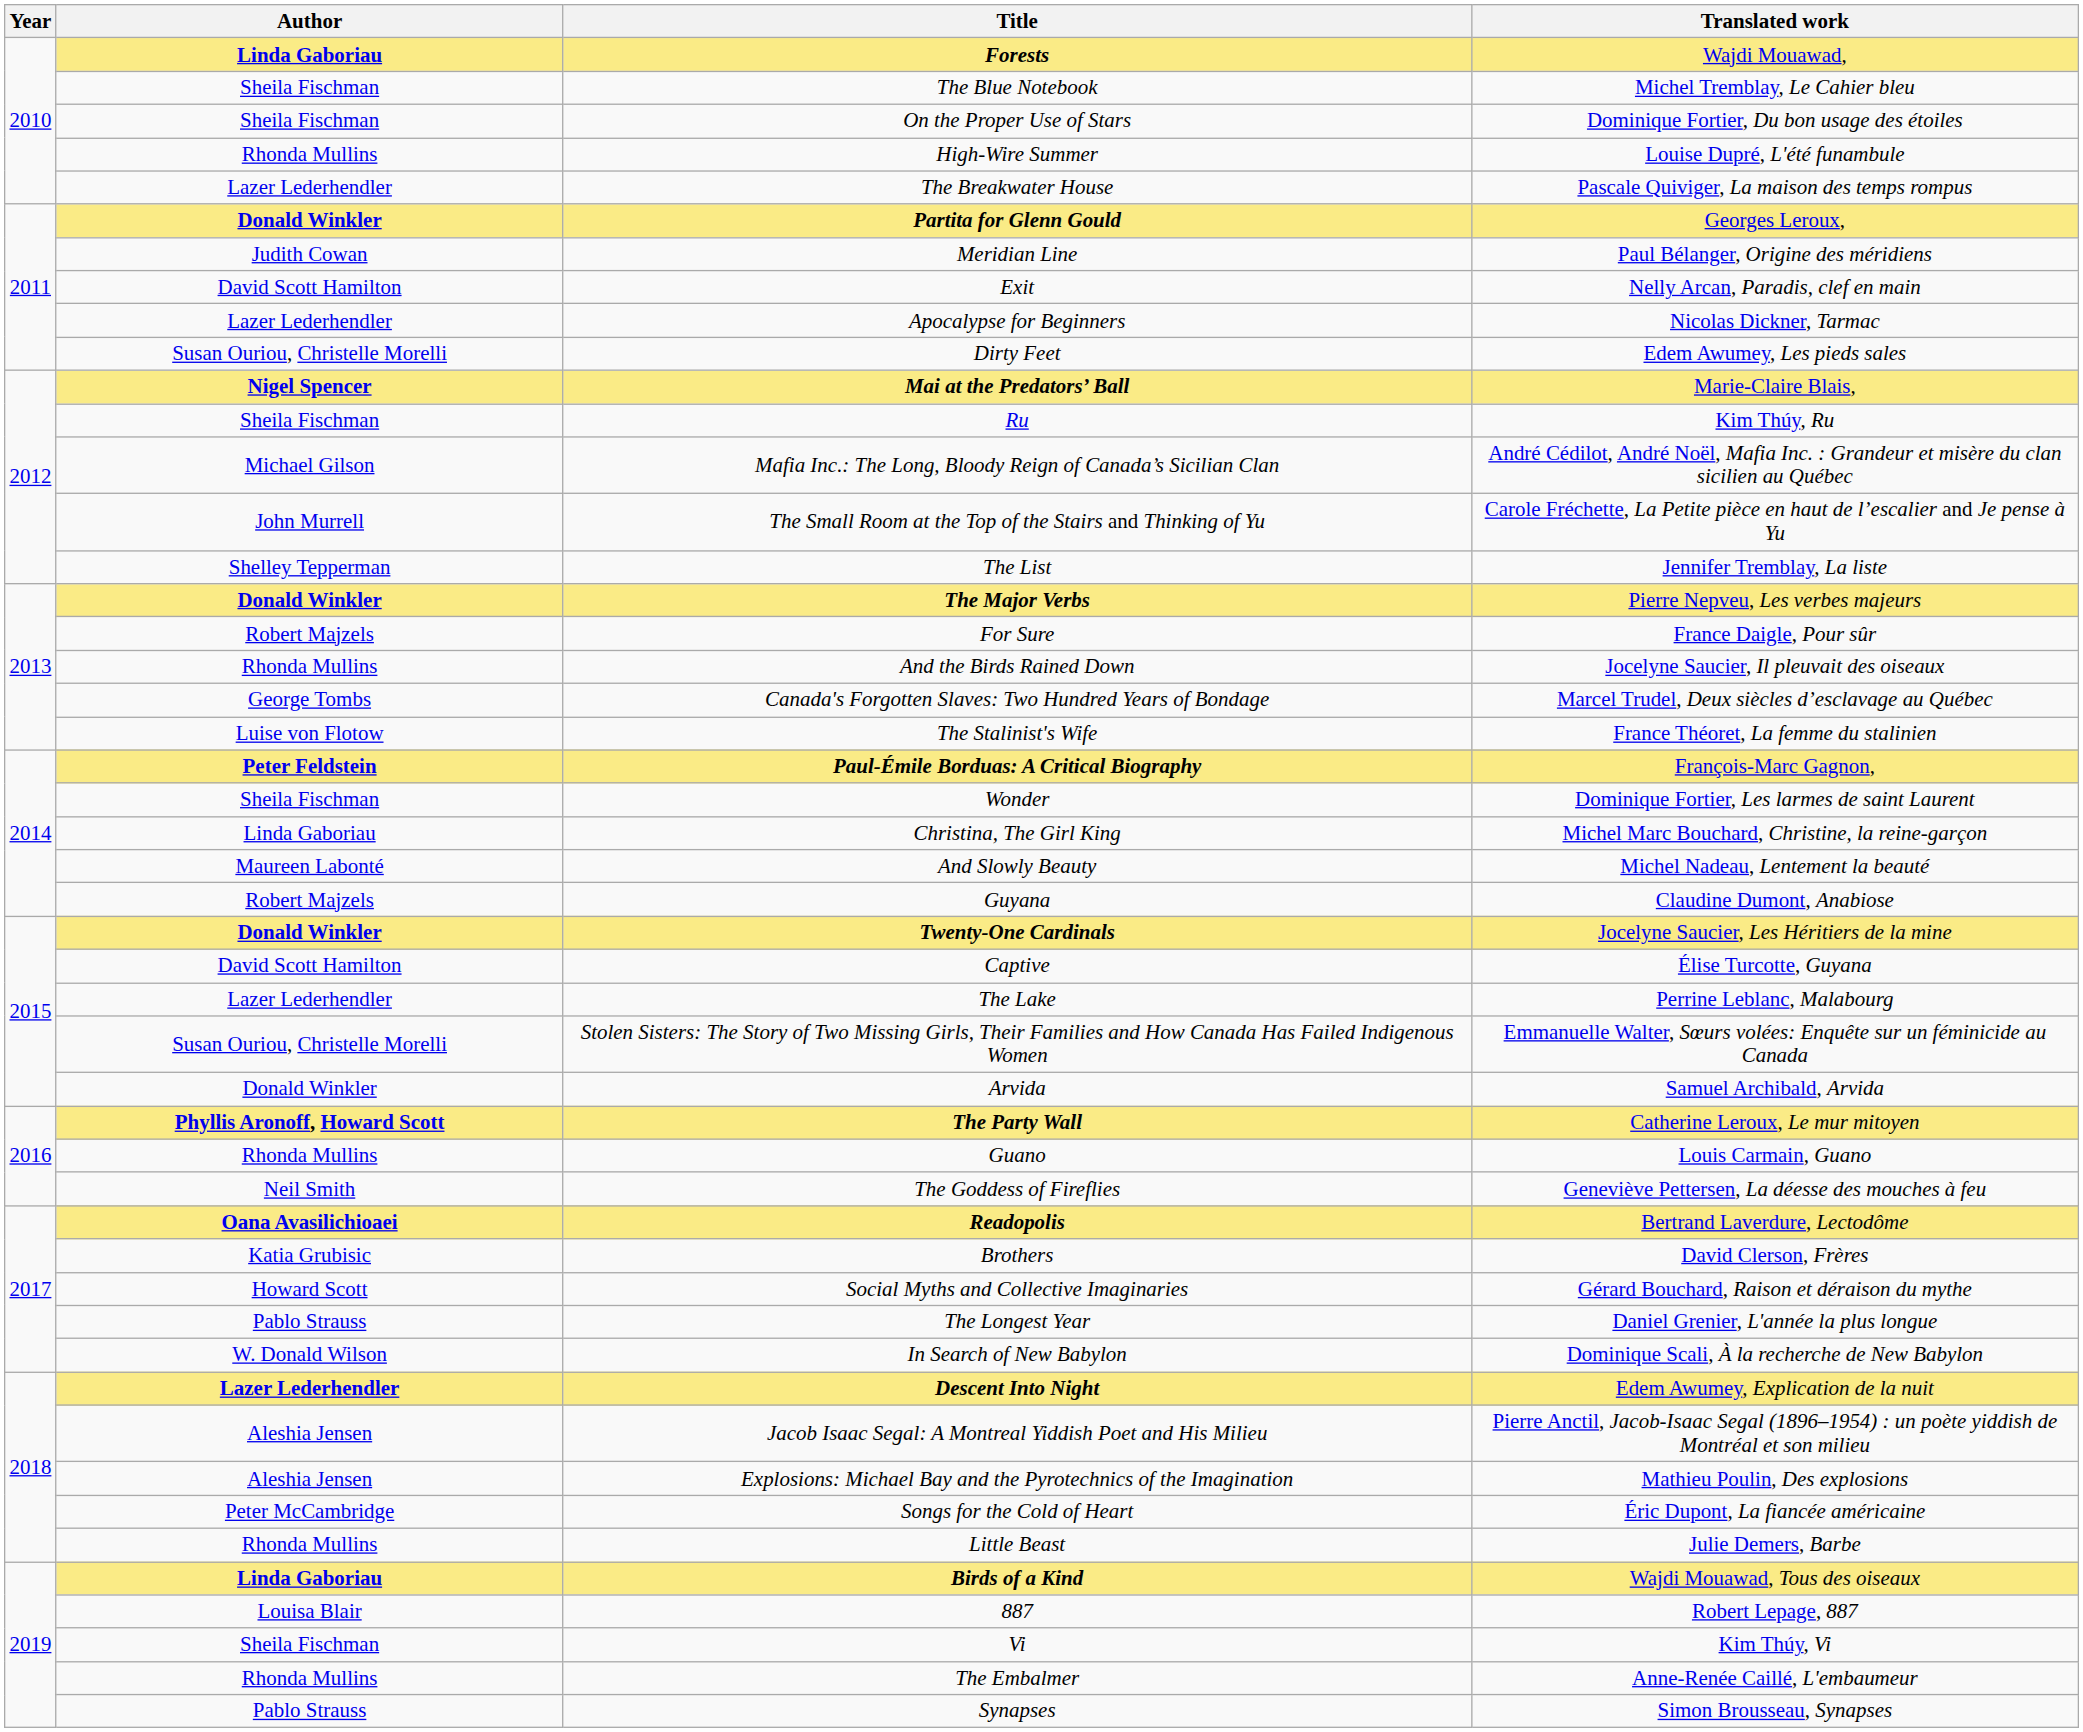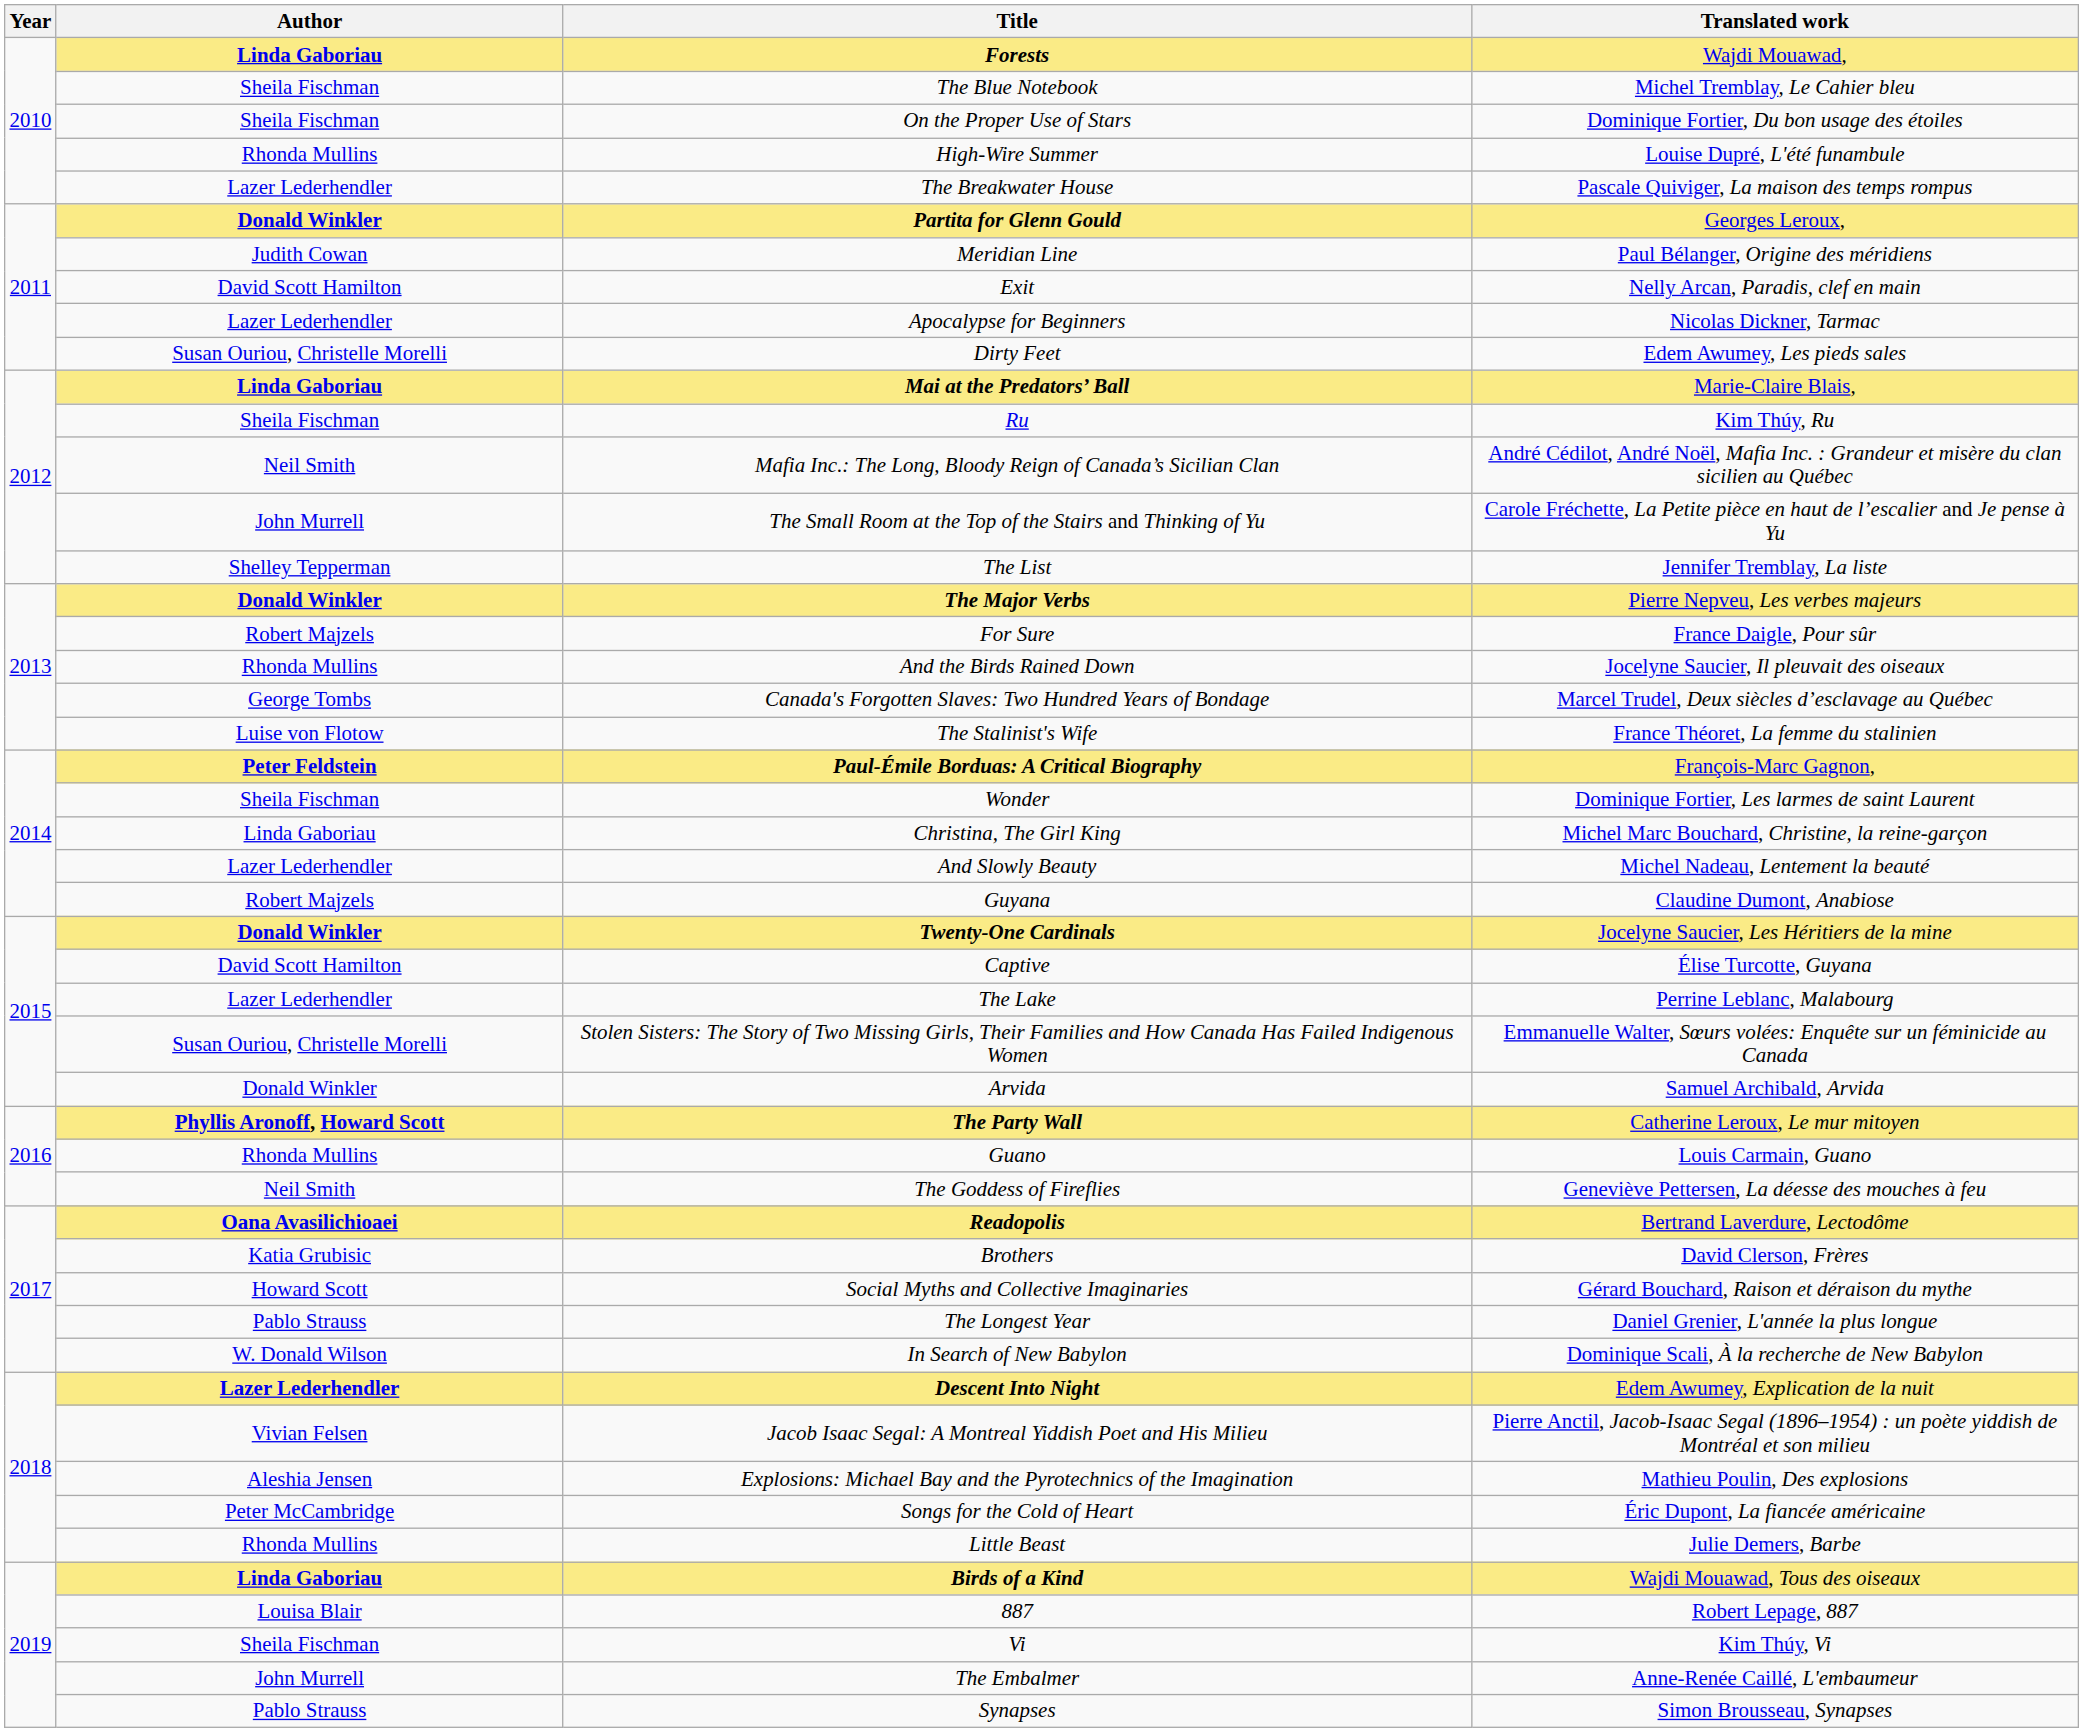(310, 386) Nigel Spencer -> (310, 386) Linda Gaboriau
(310, 465) Michael Gilson -> (310, 465) Neil Smith
(310, 866) Maureen Labonté -> (310, 866) Lazer Lederhendler
(310, 1433) Aleshia Jensen -> (310, 1433) Vivian Felsen
(310, 1677) Rhonda Mullins -> (310, 1677) John Murrell
